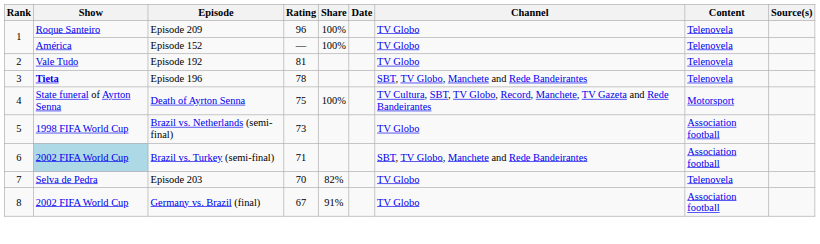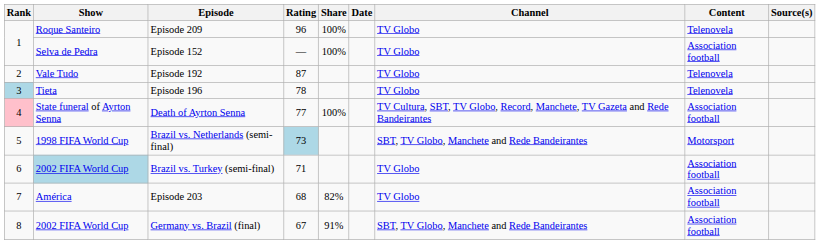(54, 45) América -> (67, 51) Selva de Pedra
(710, 45) Telenovela -> (712, 51) Association football
(301, 62) 81 -> (301, 73) 87
(19, 78) no background -> (19, 90) lightblue background
(47, 78) bold -> (46, 90) normal
(482, 78) SBT, TV Globo, Manchete and Rede Bandeirantes -> (398, 90) TV Globo
(19, 101) no background -> (19, 112) pink background
(301, 101) 75 -> (301, 112) 77
(711, 101) Motorsport -> (712, 112) Association football
(301, 129) no background -> (301, 140) lightblue background
(398, 129) TV Globo -> (482, 140) SBT, TV Globo, Manchete and Rede Bandeirantes
(712, 129) Association football -> (711, 140) Motorsport
(482, 157) SBT, TV Globo, Manchete and Rede Bandeirantes -> (398, 169) TV Globo
(67, 179) Selva de Pedra -> (54, 197) América
(301, 179) 70 -> (301, 197) 68
(710, 179) Telenovela -> (712, 197) Association football
(398, 202) TV Globo -> (482, 225) SBT, TV Globo, Manchete and Rede Bandeirantes
